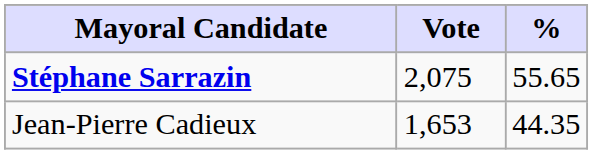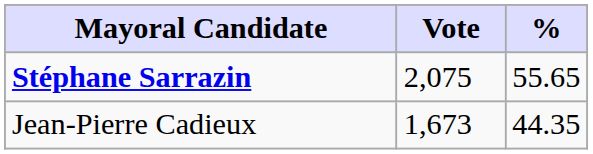(438, 124) 1,653 -> (438, 124) 1,673
